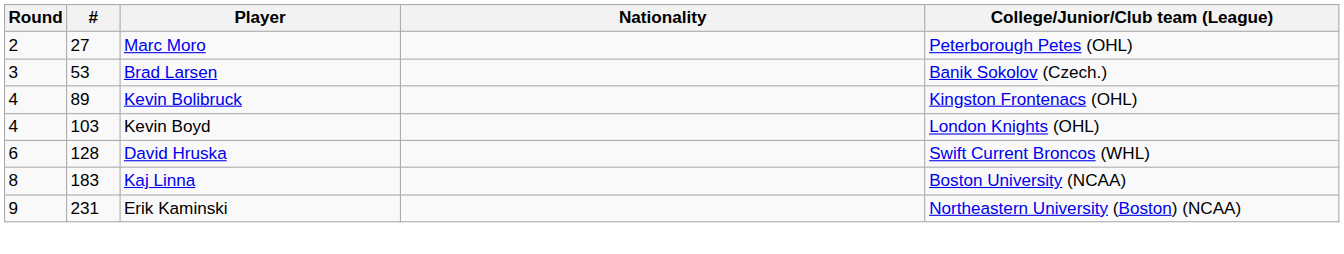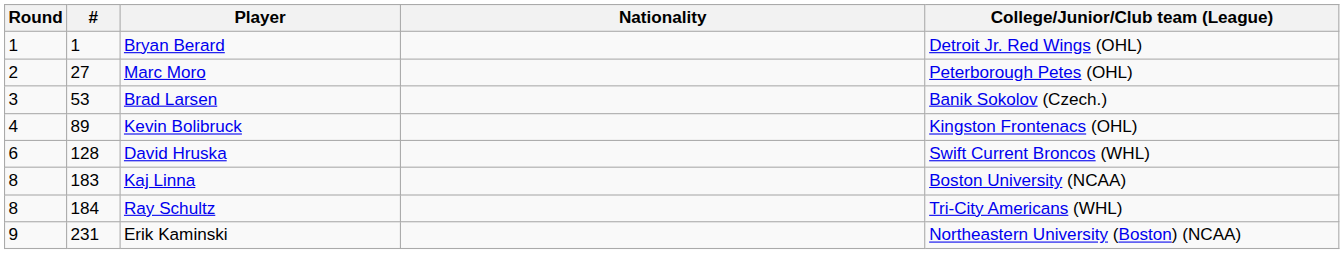+ row: (174, 45)
- row: (167, 126)
+ row: (170, 208)
